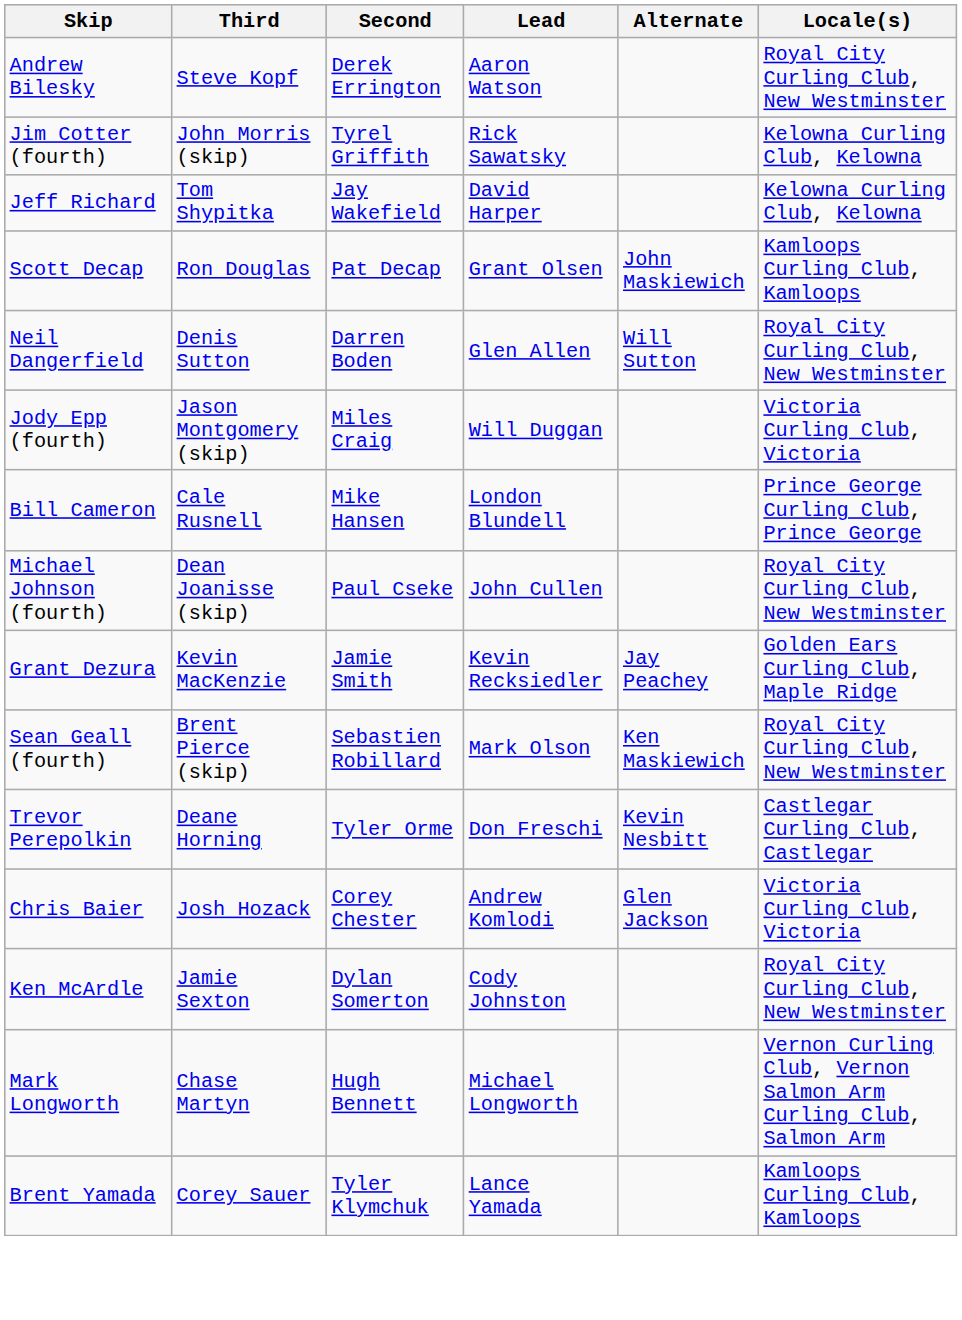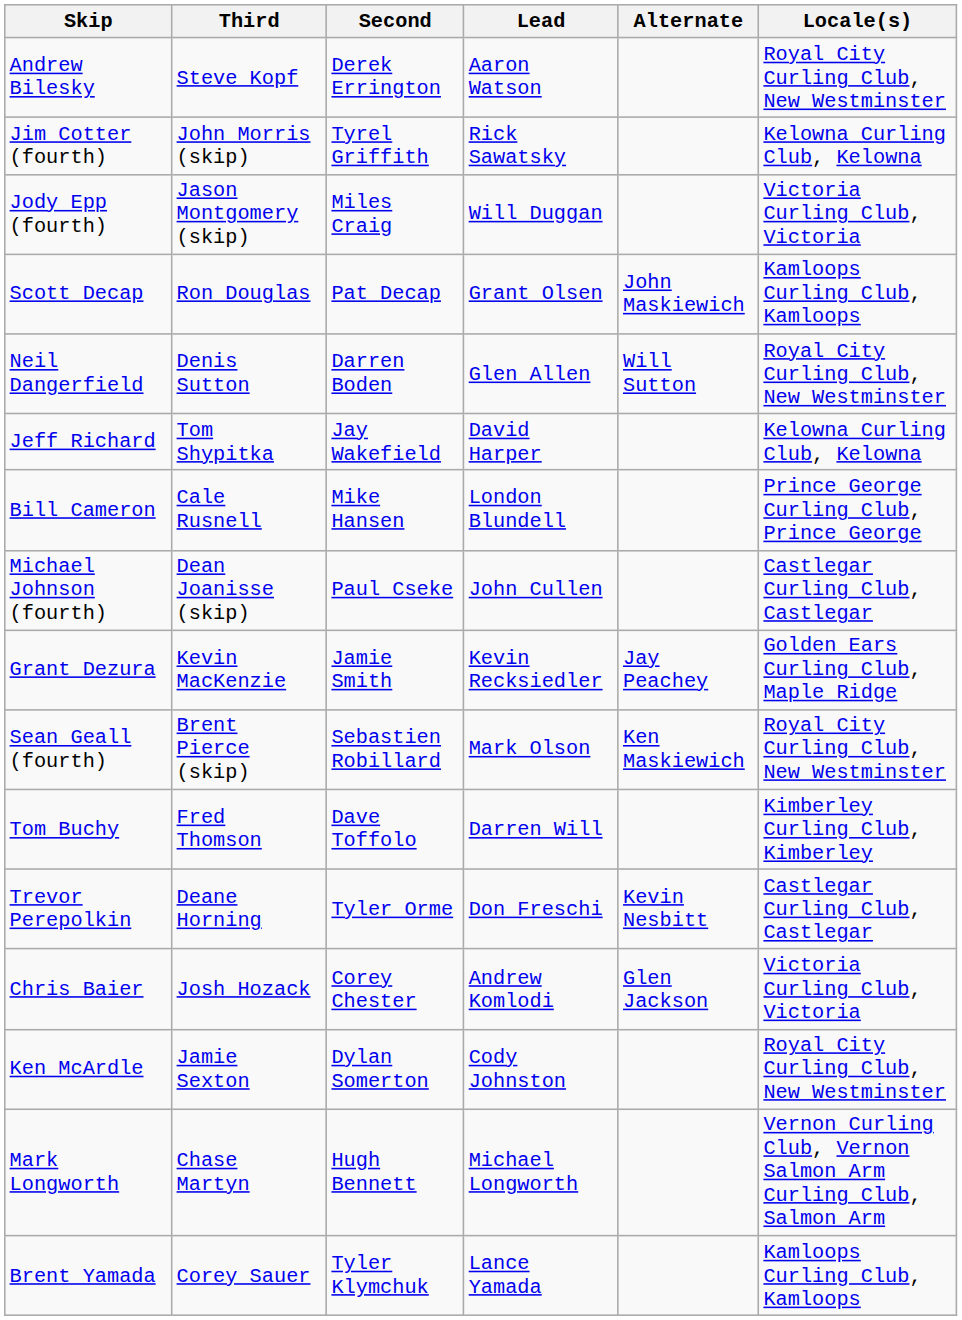rows swapped: (83, 202) <-> (58, 430)
(855, 590) Royal City Curling Club, New Westminster -> (843, 590) Castlegar Curling Club, Castlegar
+ row: (64, 829)
